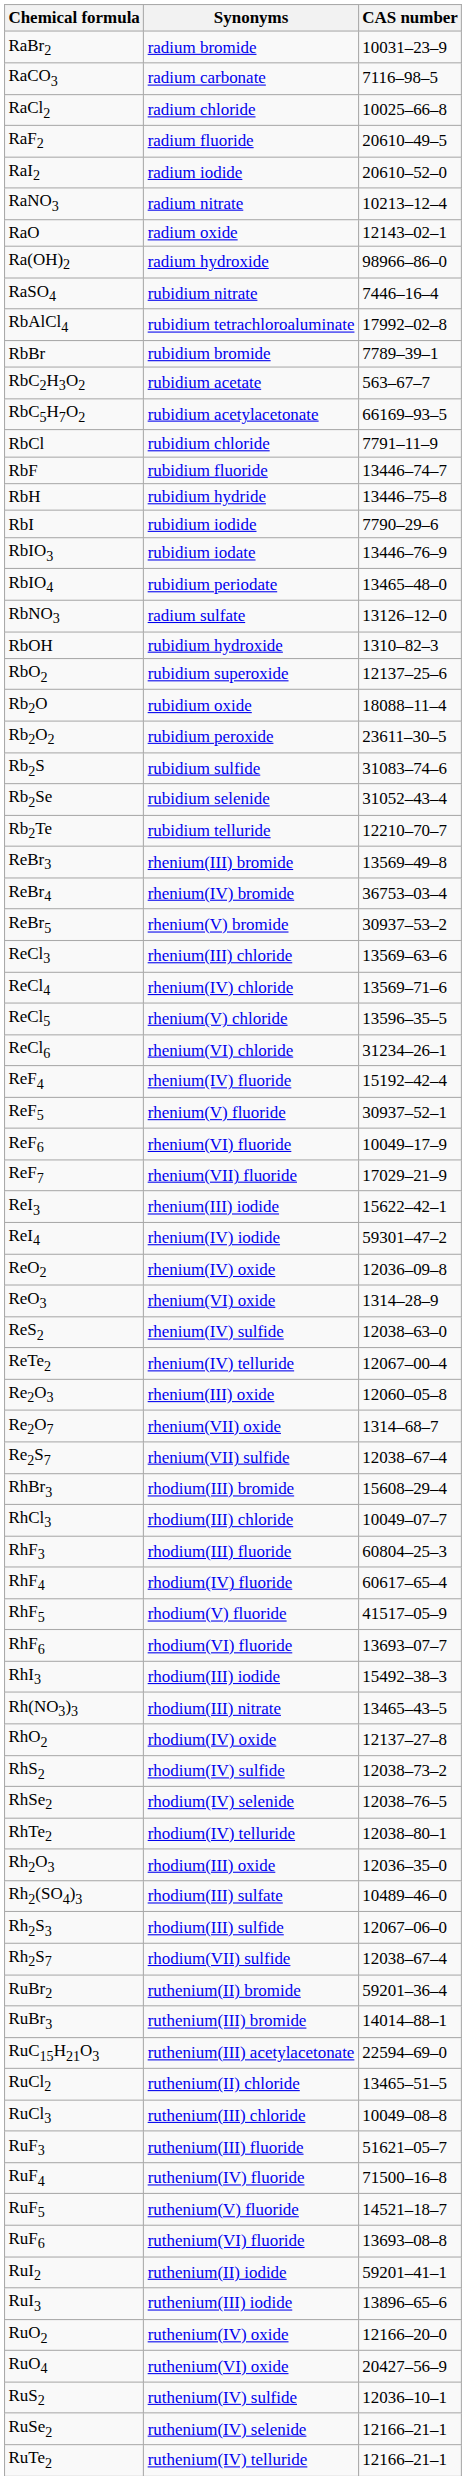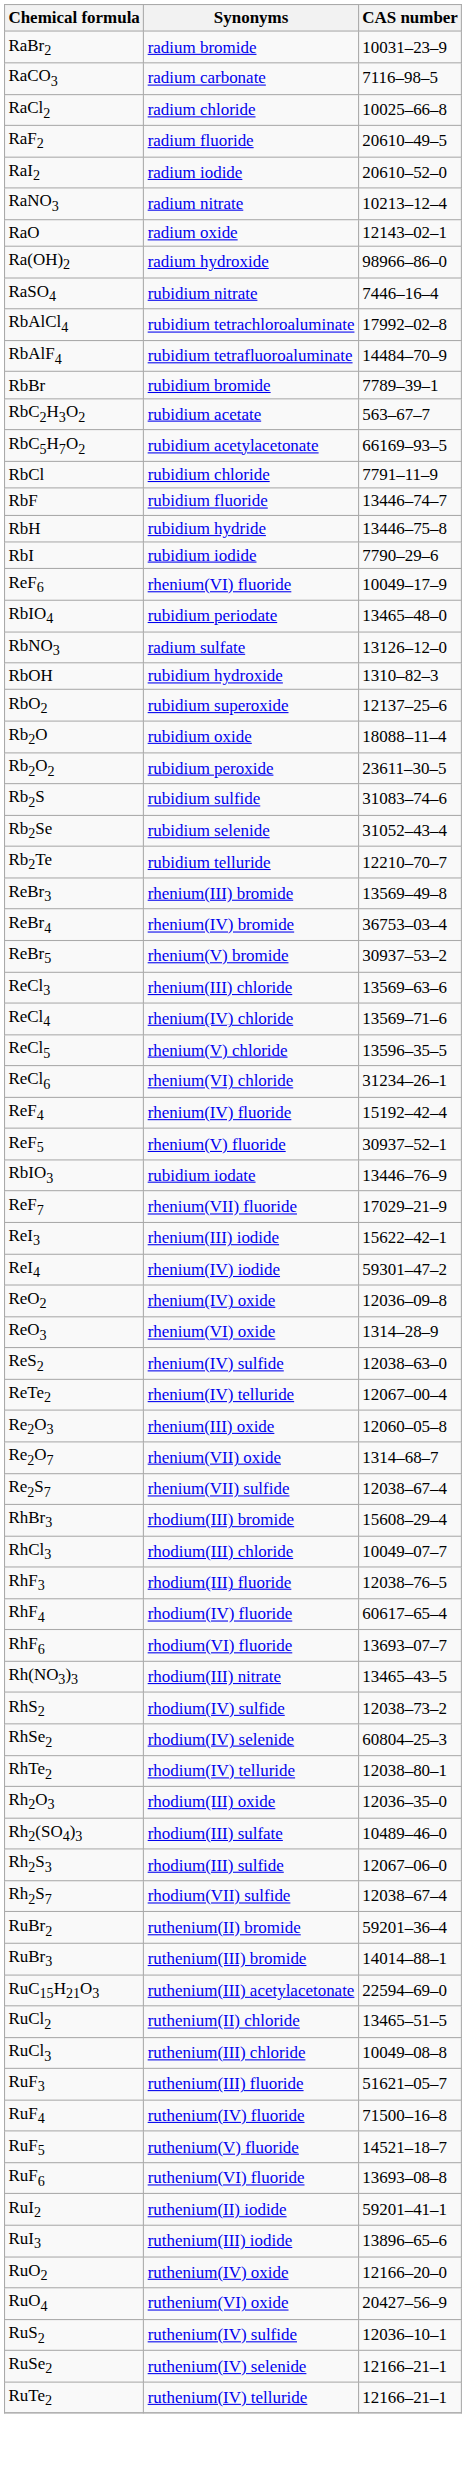+ row: (35, 355)
rows swapped: (31, 553) <-> (26, 1144)
(405, 1551) 60804–25–3 -> (405, 1582) 12038–76–5
- row: (27, 1614)
- row: (25, 1676)
- row: (28, 1739)
(405, 1802) 12038–76–5 -> (405, 1739) 60804–25–3
